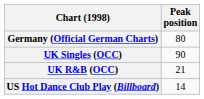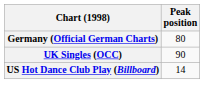- row: (83, 70)
